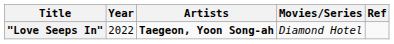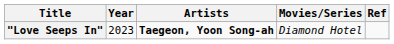(121, 30) 2022 -> (121, 30) 2023
